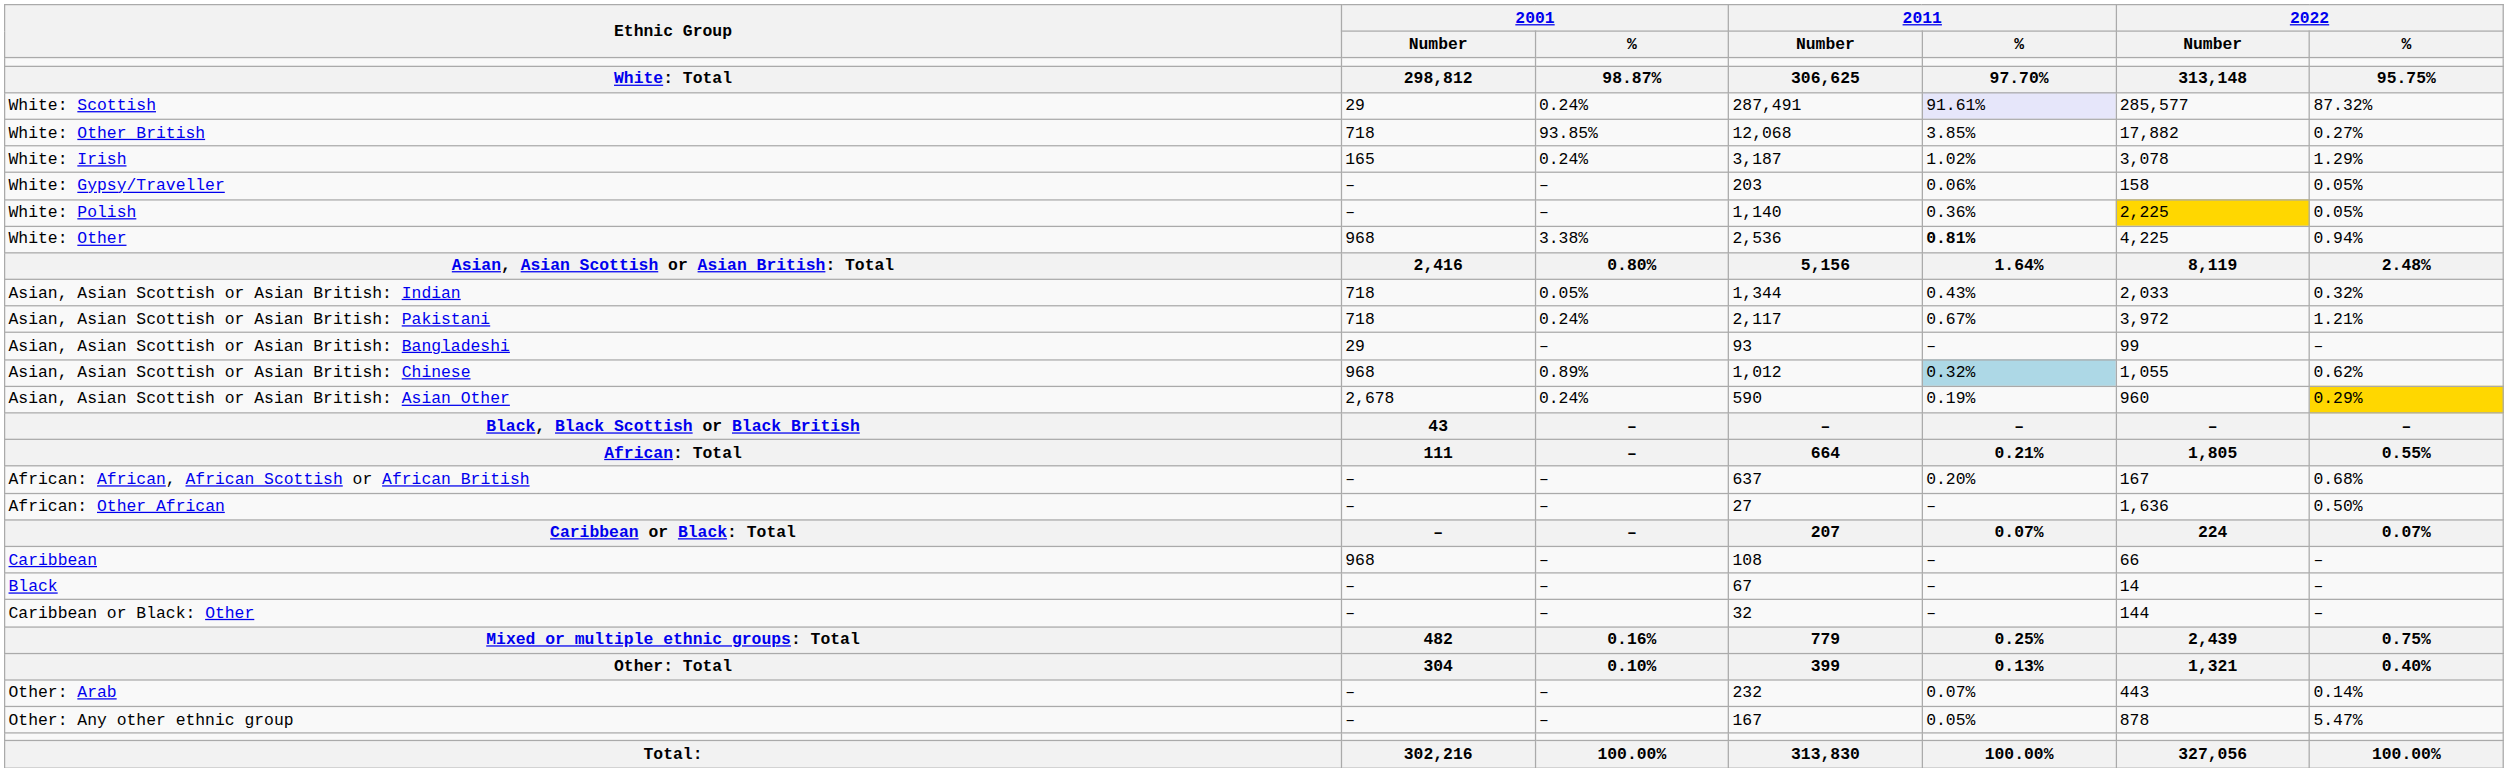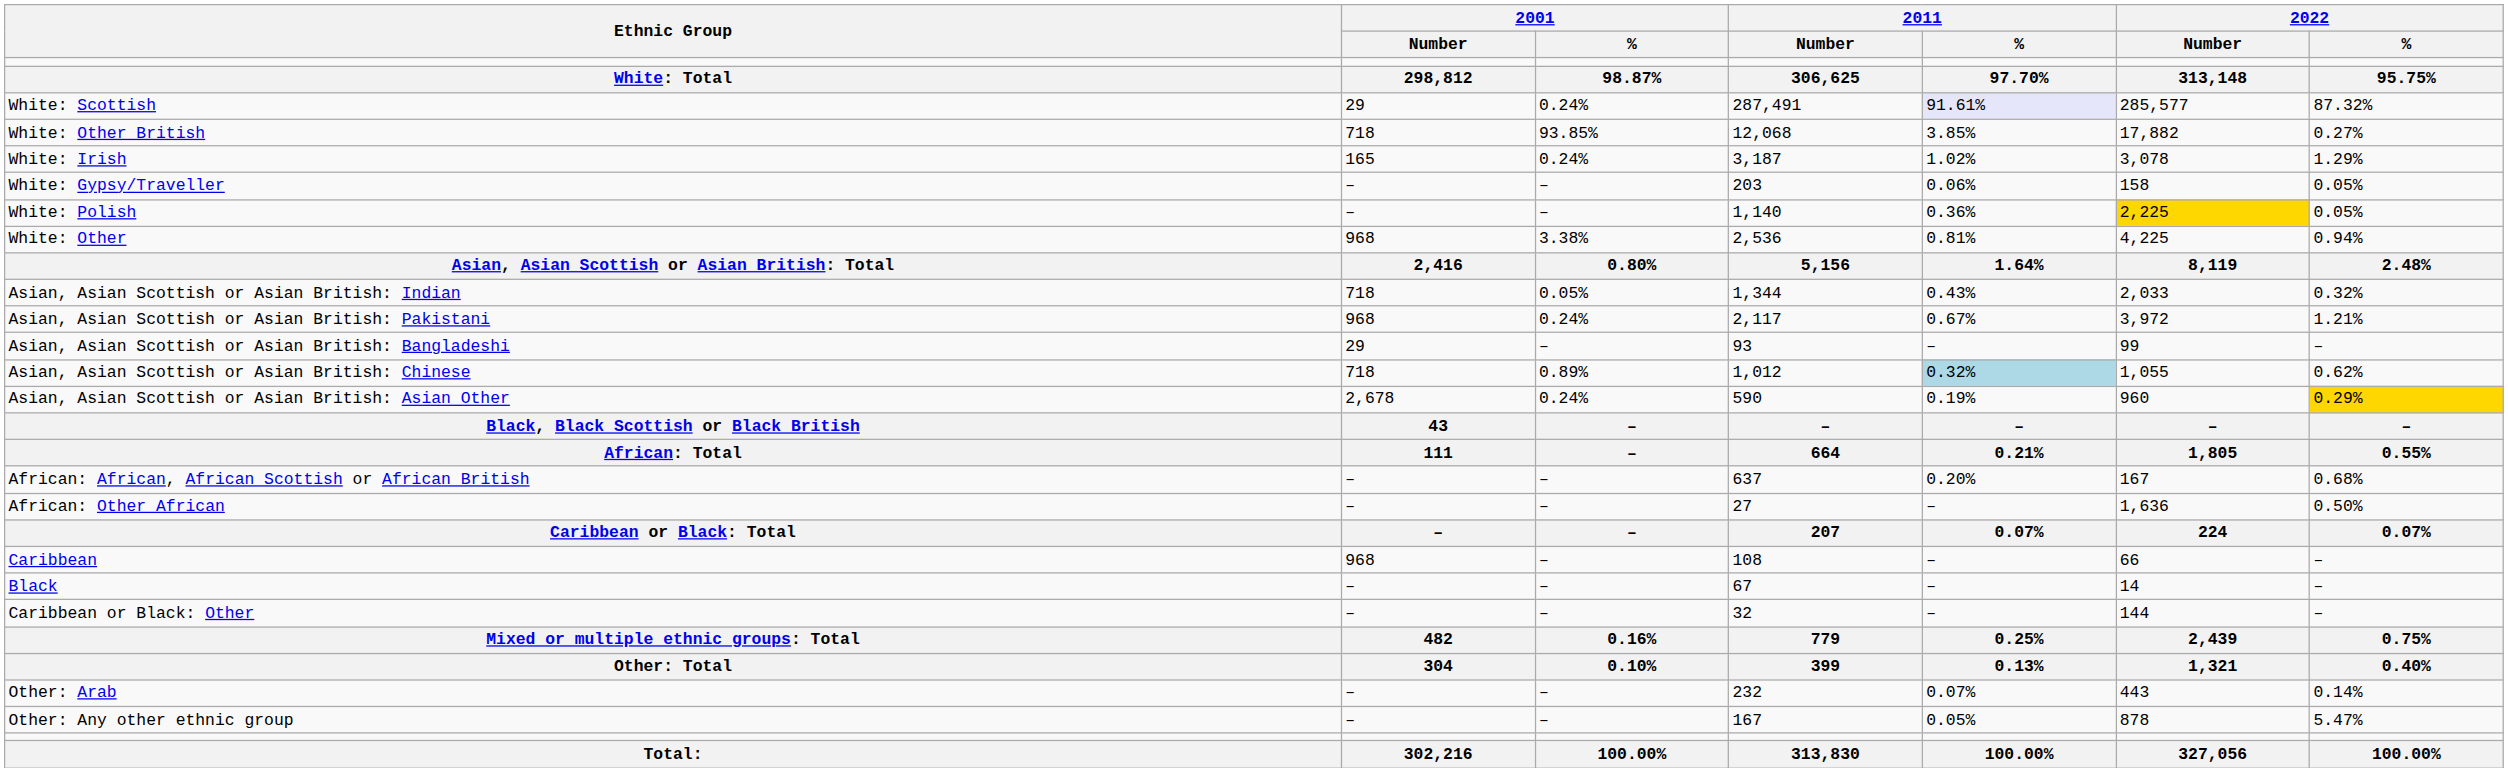(1951, 239) bold -> (1951, 239) normal
(1360, 319) 718 -> (1360, 319) 968
(1360, 373) 968 -> (1360, 373) 718
